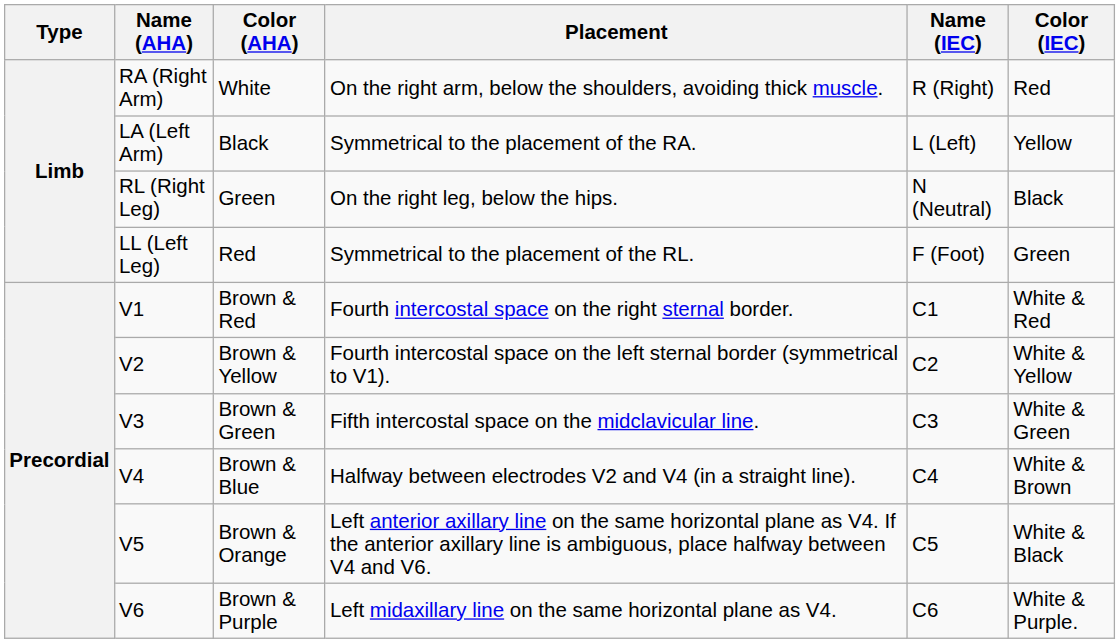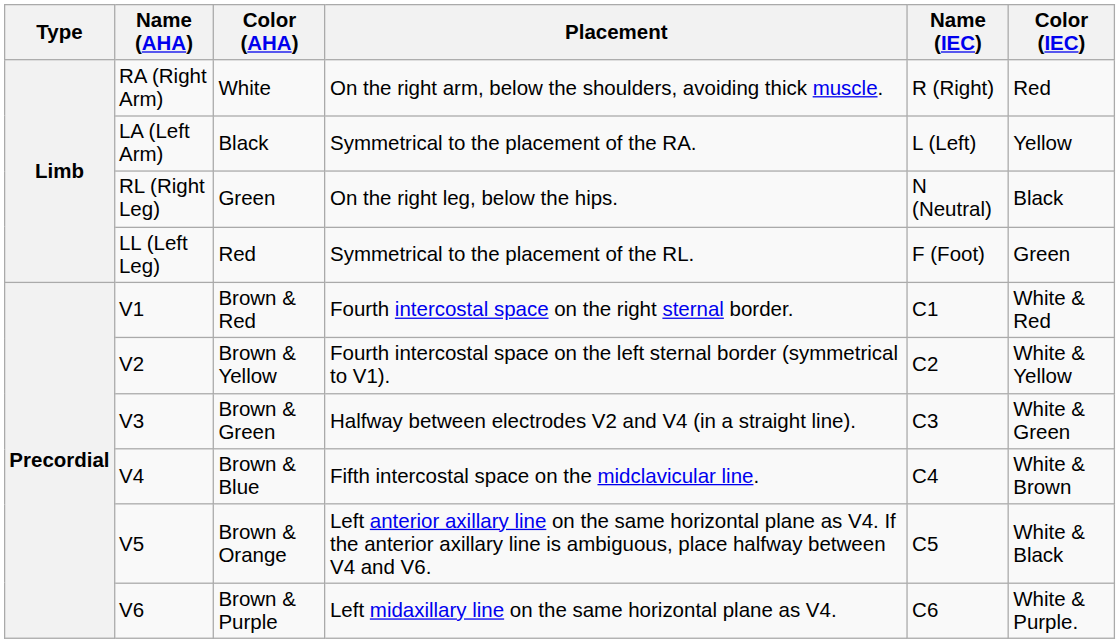(545, 420) Fifth intercostal space on the midclavicular line. -> (593, 420) Halfway between electrodes V2 and V4 (in a straight line).
(593, 476) Halfway between electrodes V2 and V4 (in a straight line). -> (545, 476) Fifth intercostal space on the midclavicular line.
